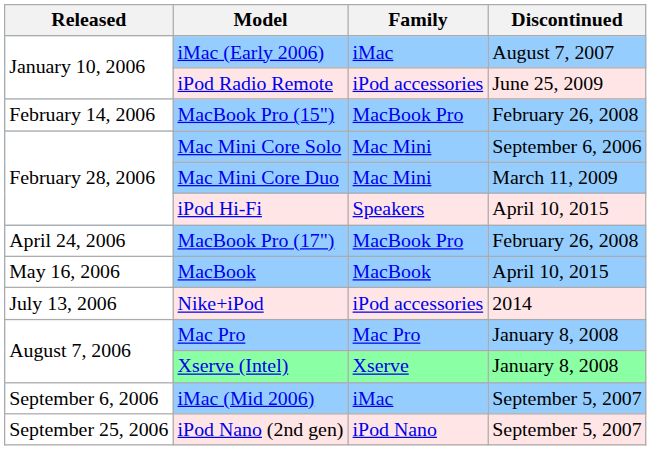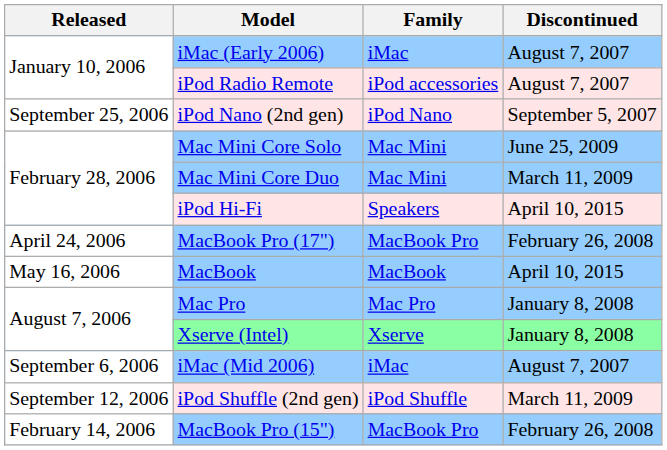(548, 83) June 25, 2009 -> (568, 83) August 7, 2007
rows swapped: (256, 114) <-> (261, 429)
(567, 146) September 6, 2006 -> (563, 146) June 25, 2009
- row: (221, 303)
(567, 397) September 5, 2007 -> (568, 366) August 7, 2007
+ row: (268, 397)
